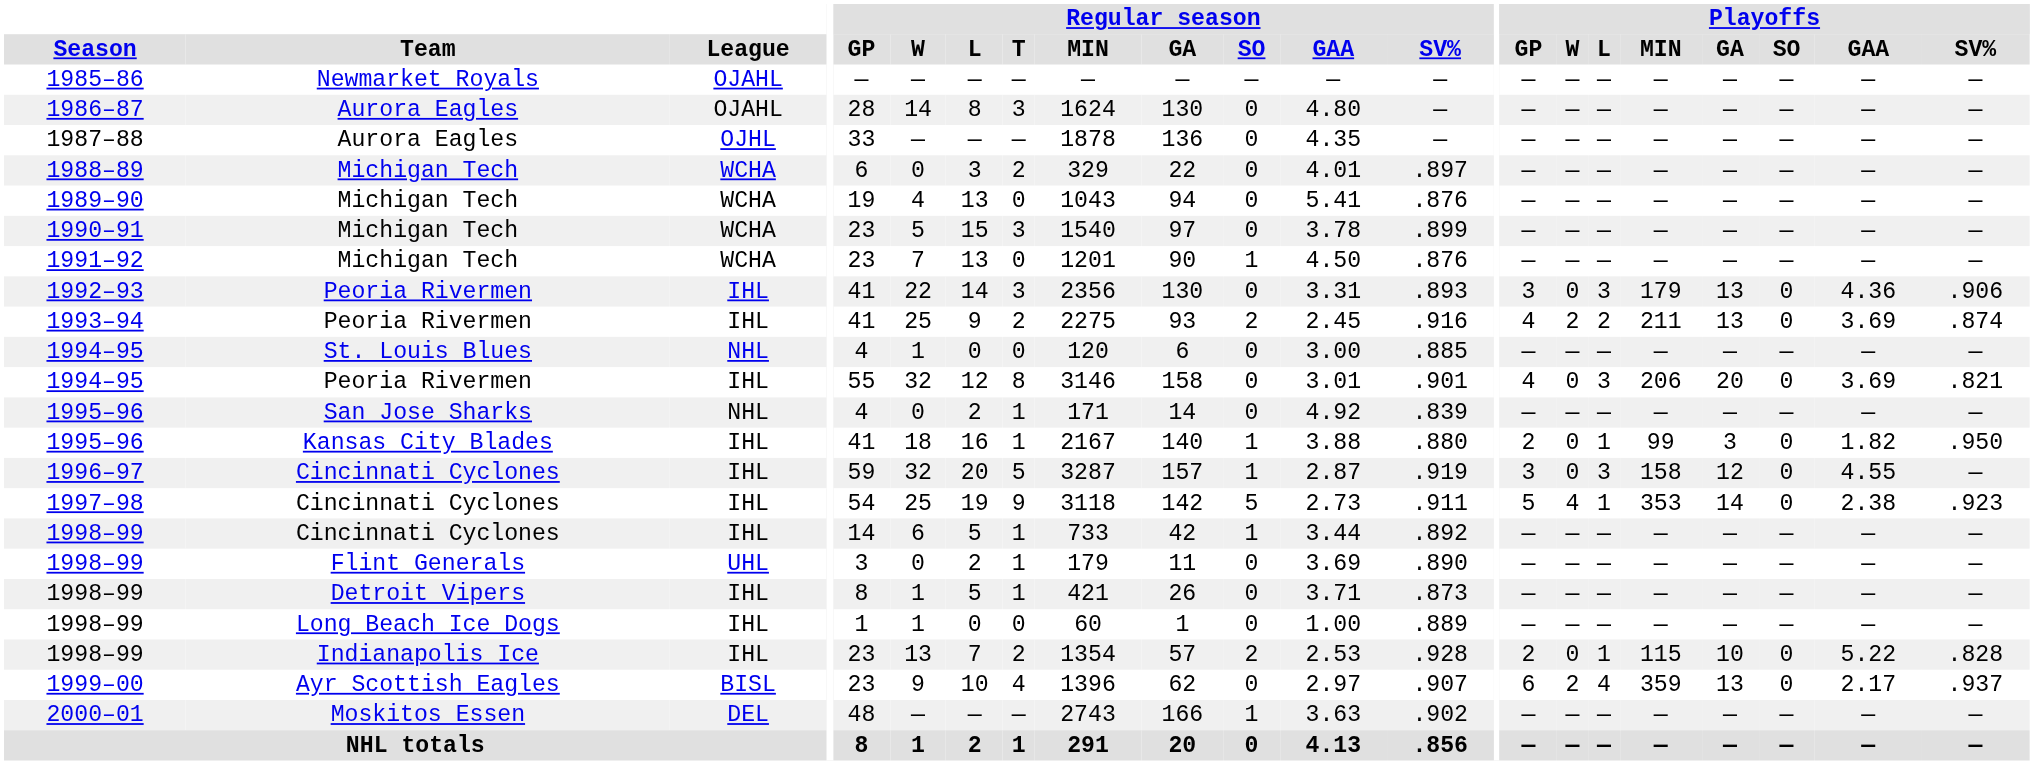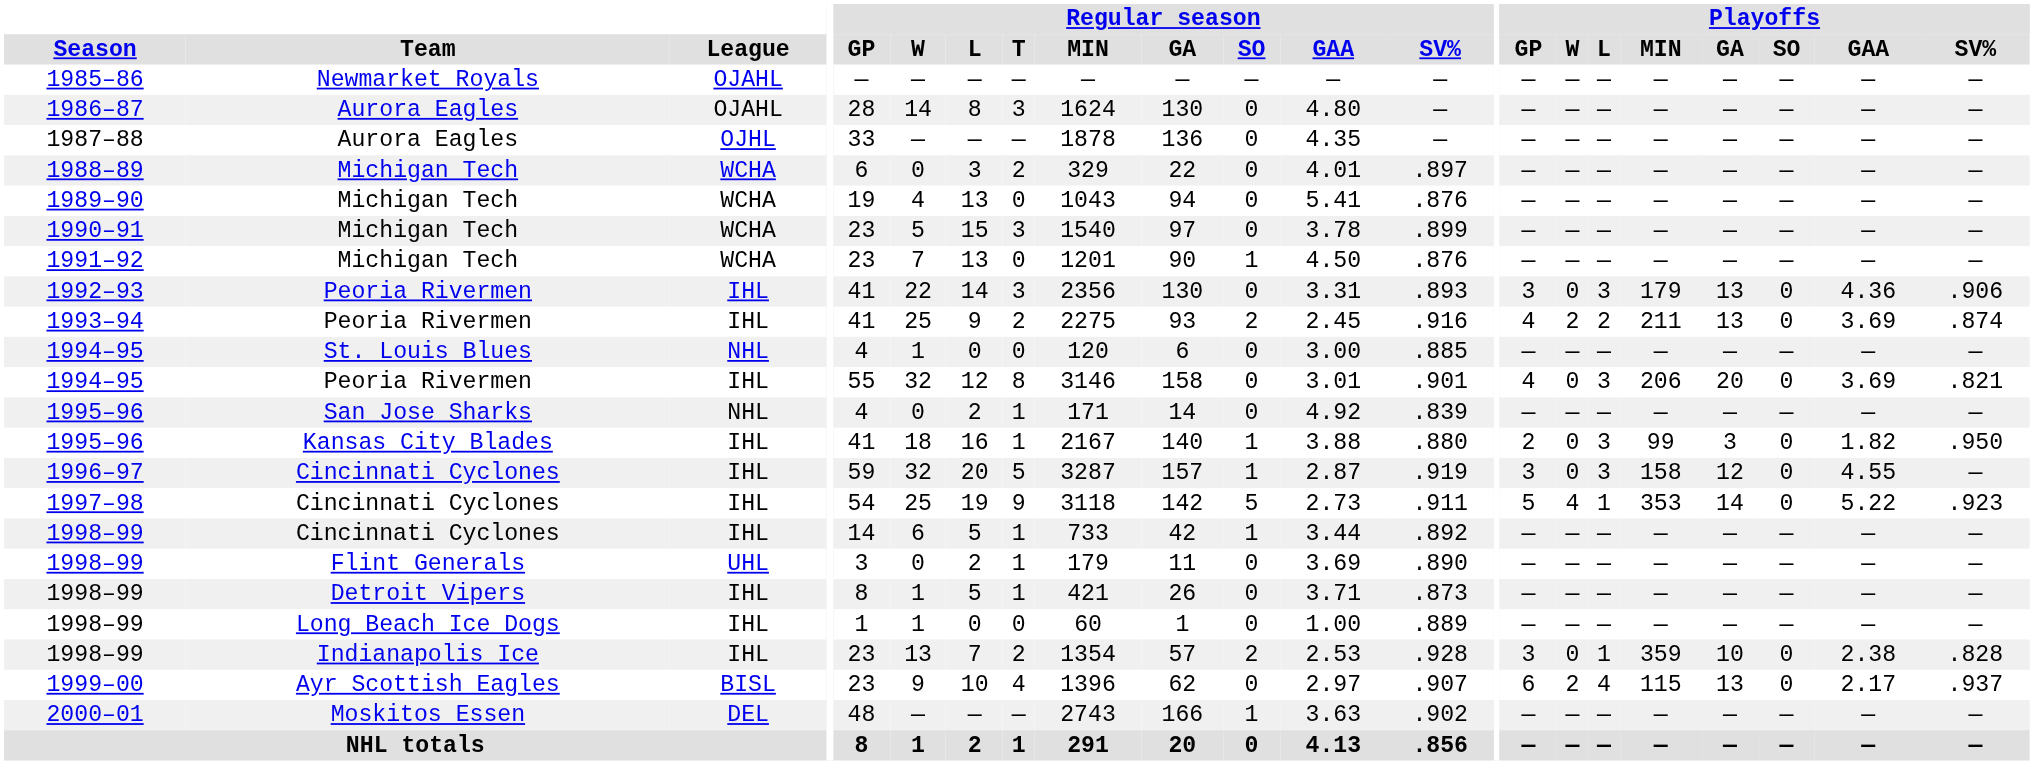(1604, 443) 1 -> (1604, 443) 3
(1868, 503) 2.38 -> (1868, 503) 5.22
(1528, 655) 2 -> (1528, 655) 3
(1661, 655) 115 -> (1661, 655) 359
(1868, 655) 5.22 -> (1868, 655) 2.38
(1661, 685) 359 -> (1661, 685) 115
